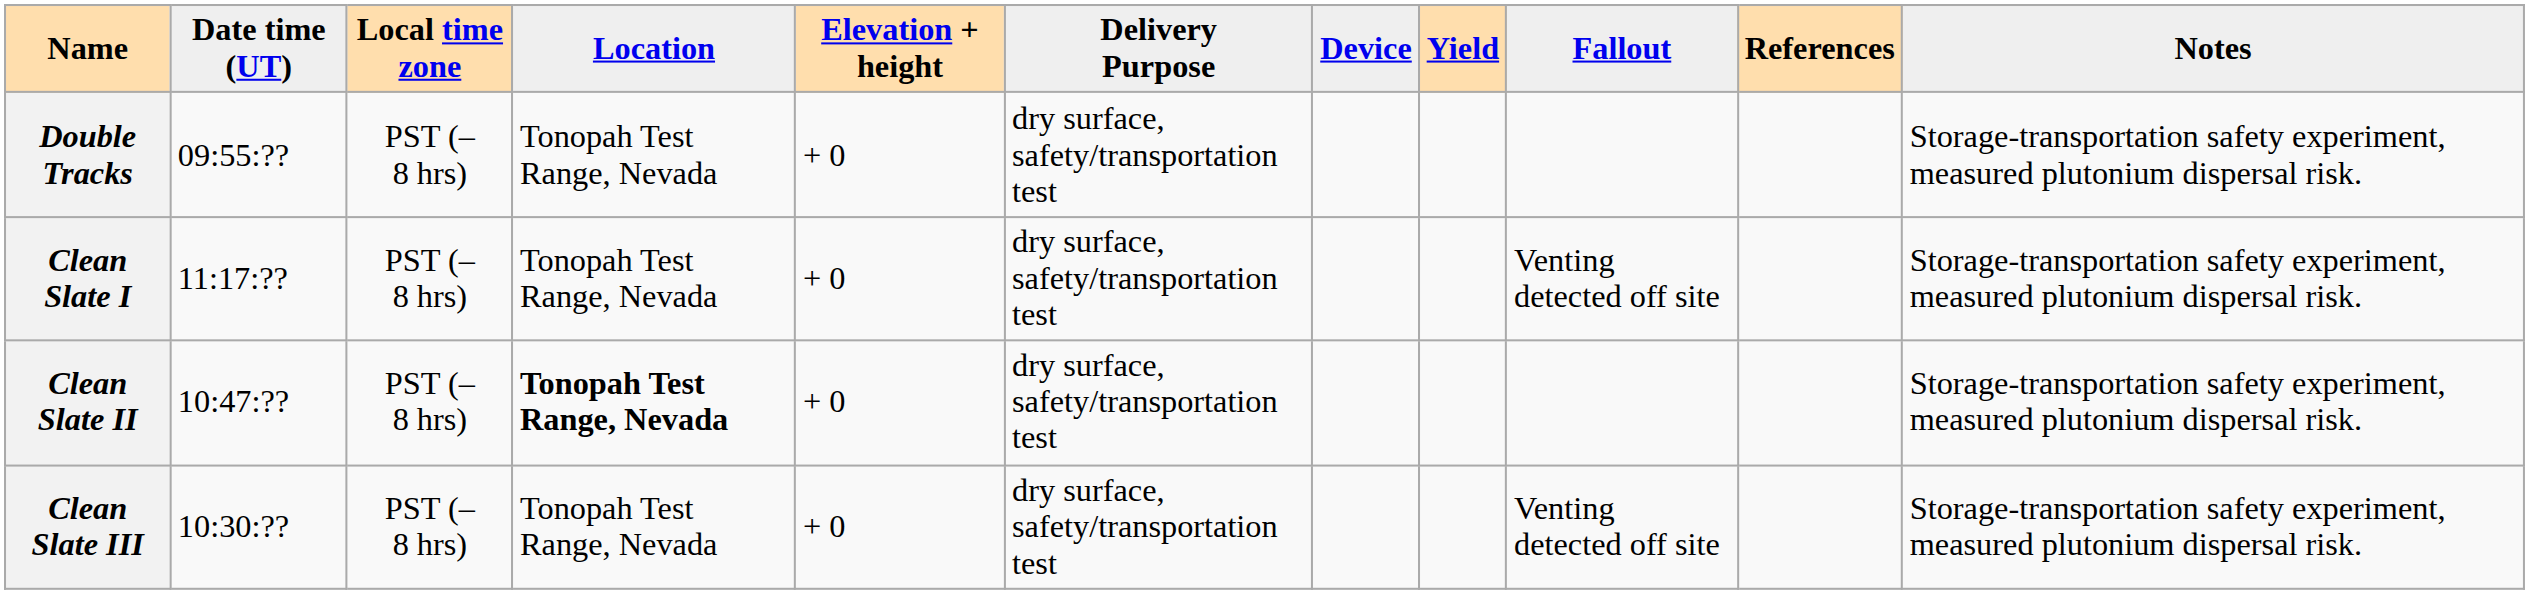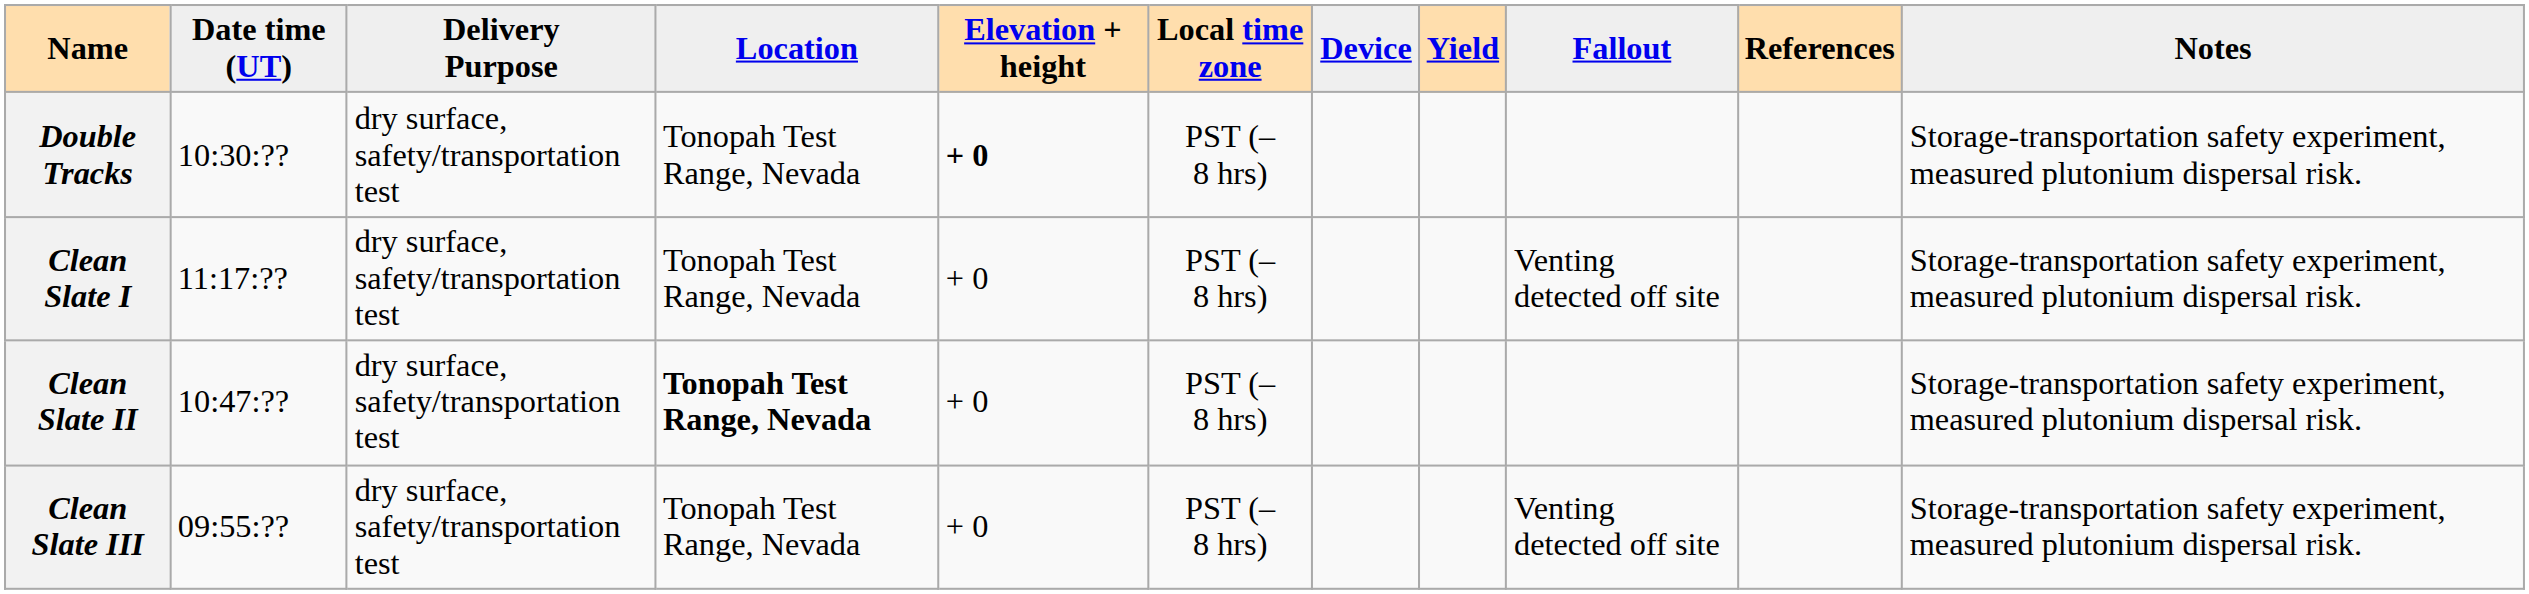columns swapped: (430, 48) <-> (1159, 48)
(233, 154) 09:55:?? -> (233, 154) 10:30:??
(824, 154) normal -> (967, 154) bold
(233, 526) 10:30:?? -> (233, 526) 09:55:??
